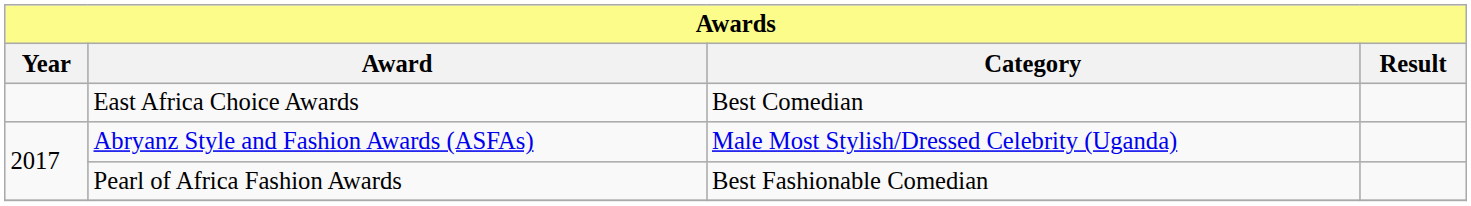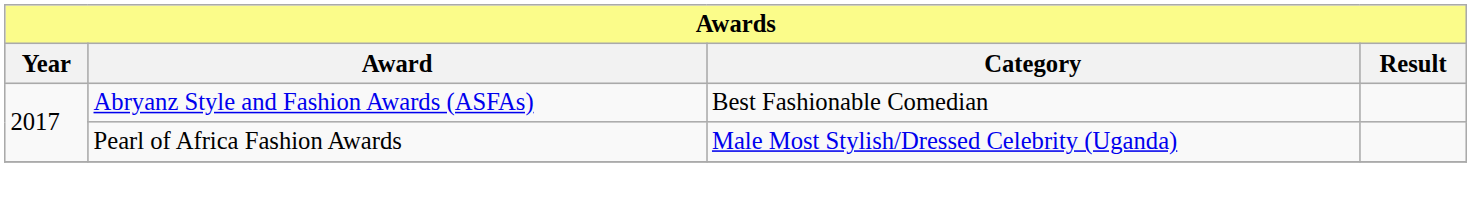- row: (226, 102)
(945, 141) Male Most Stylish/Dressed Celebrity (Uganda) -> (850, 102) Best Fashionable Comedian
(850, 180) Best Fashionable Comedian -> (945, 141) Male Most Stylish/Dressed Celebrity (Uganda)
